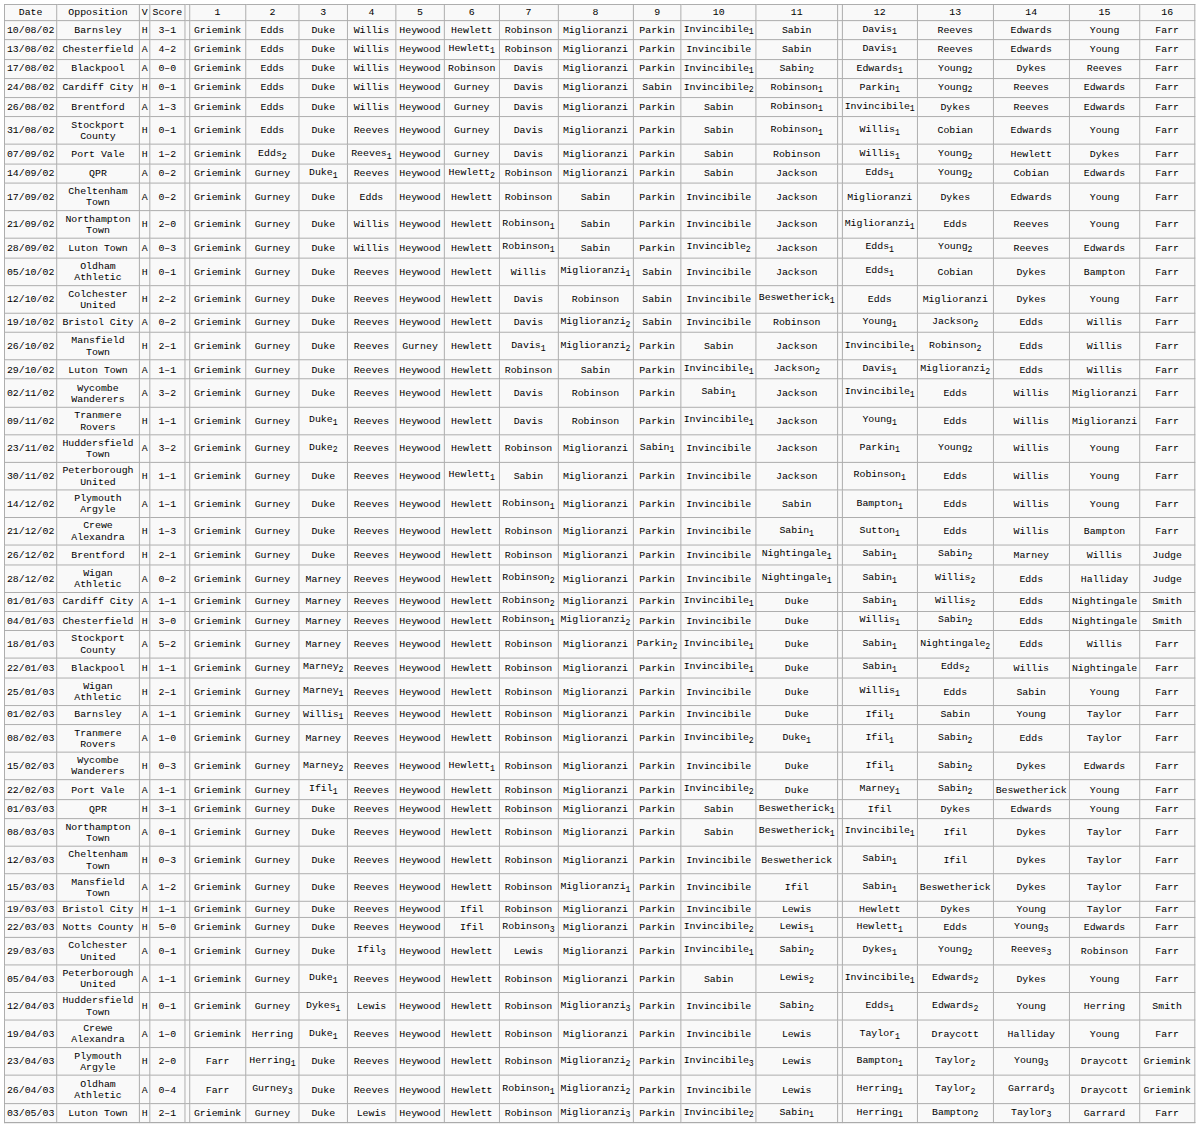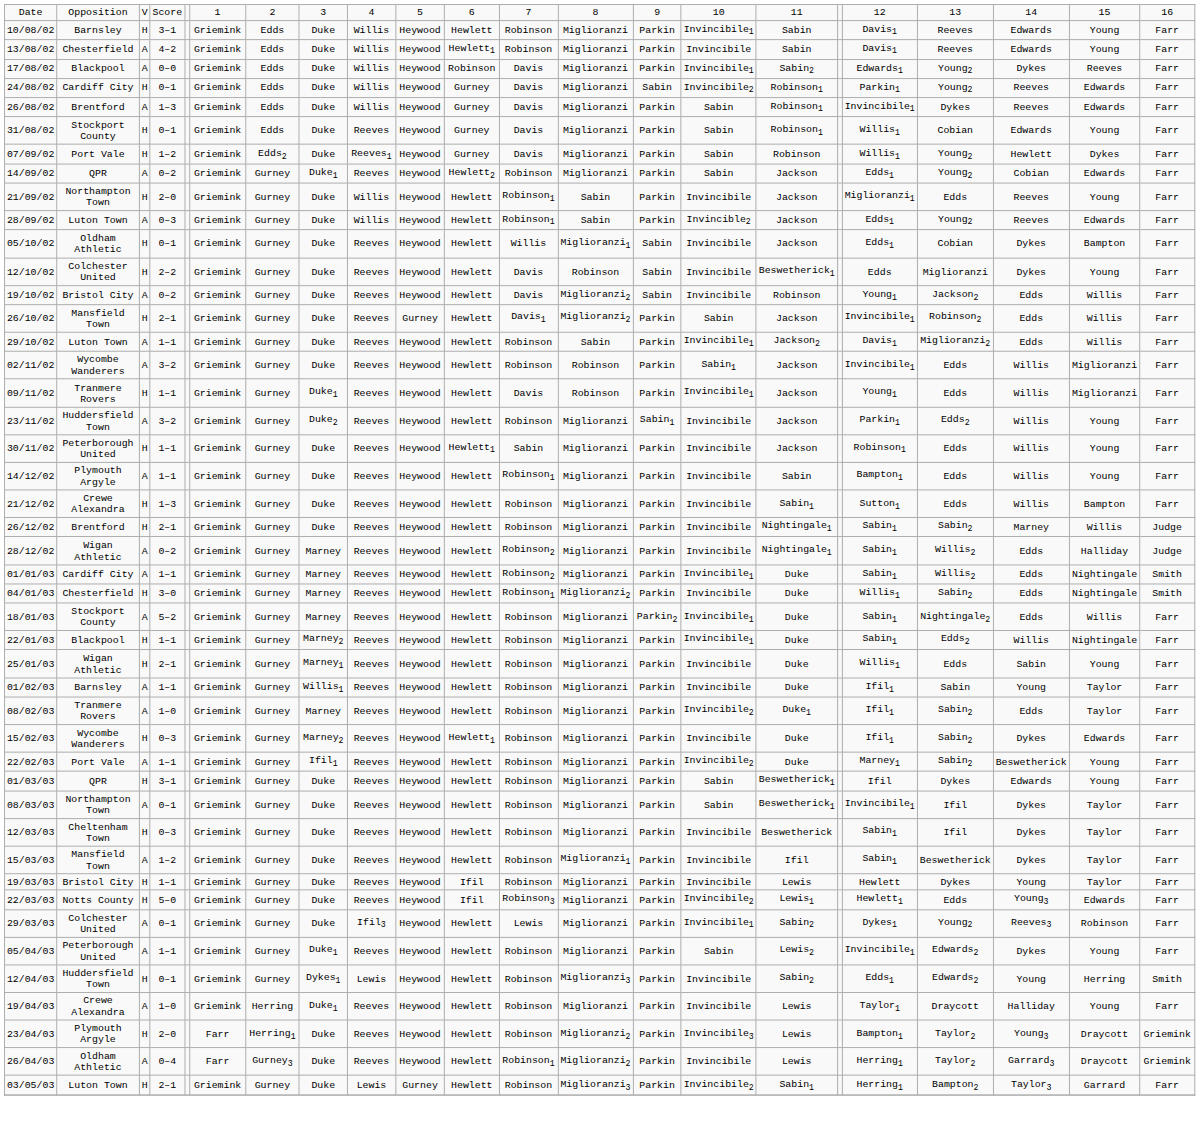- row: (31, 197)
(528, 393) Davis -> (528, 366) Robinson
(955, 449) Young2 -> (955, 421) Edds2
(420, 1113) Heywood -> (420, 1086) Gurney
